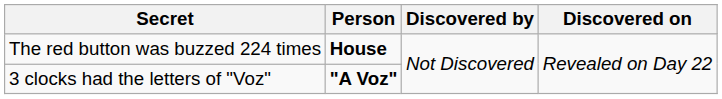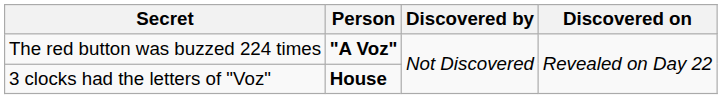(358, 49) House -> (364, 49) "A Voz"
(364, 78) "A Voz" -> (358, 78) House
